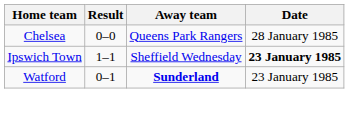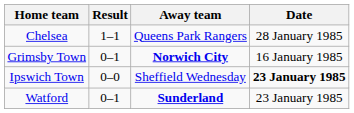(106, 35) 0–0 -> (110, 35) 1–1
+ row: (47, 56)
(106, 56) 1–1 -> (110, 77) 0–0
